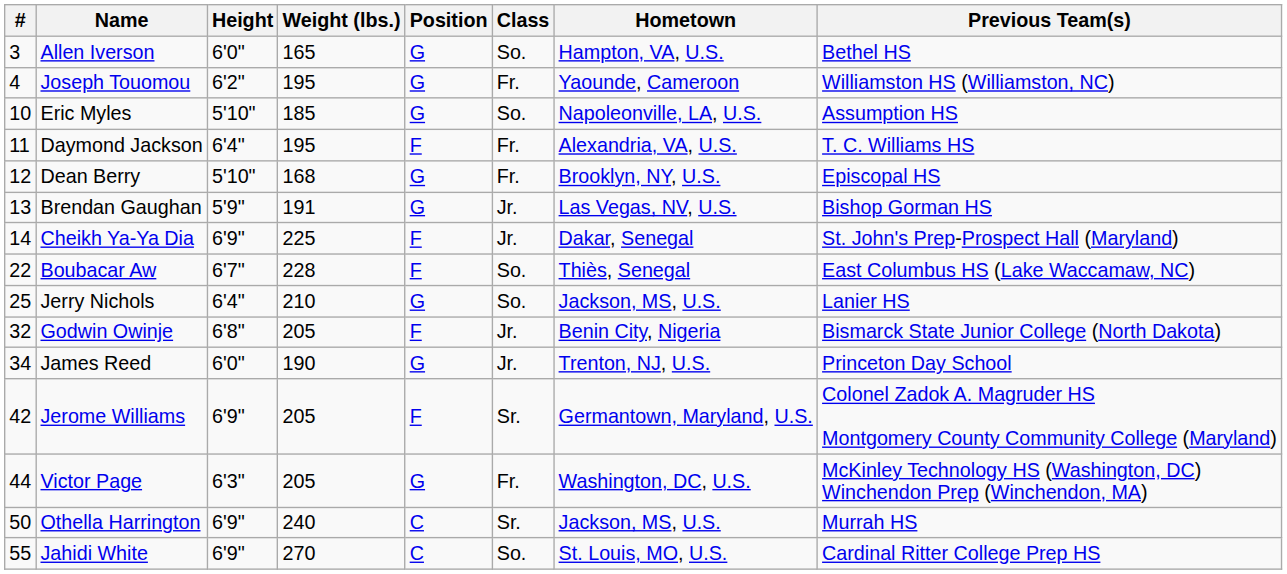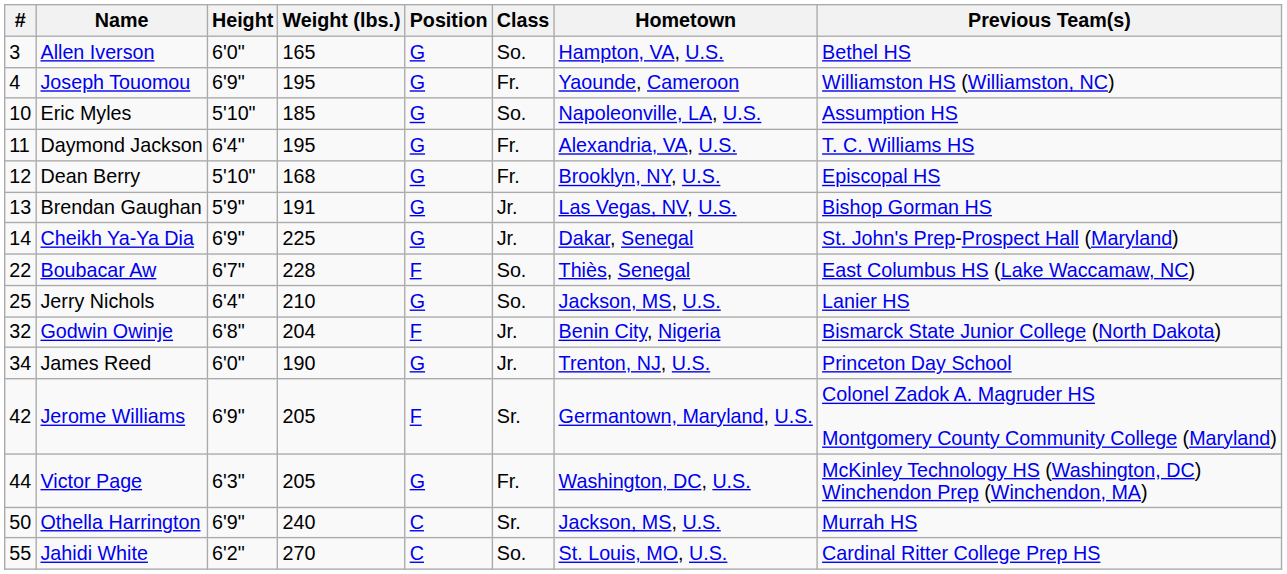(228, 83) 6'2" -> (228, 83) 6'9"
(416, 145) F -> (417, 145) G
(416, 239) F -> (417, 239) G
(299, 332) 205 -> (299, 332) 204
(228, 554) 6'9" -> (228, 554) 6'2"
